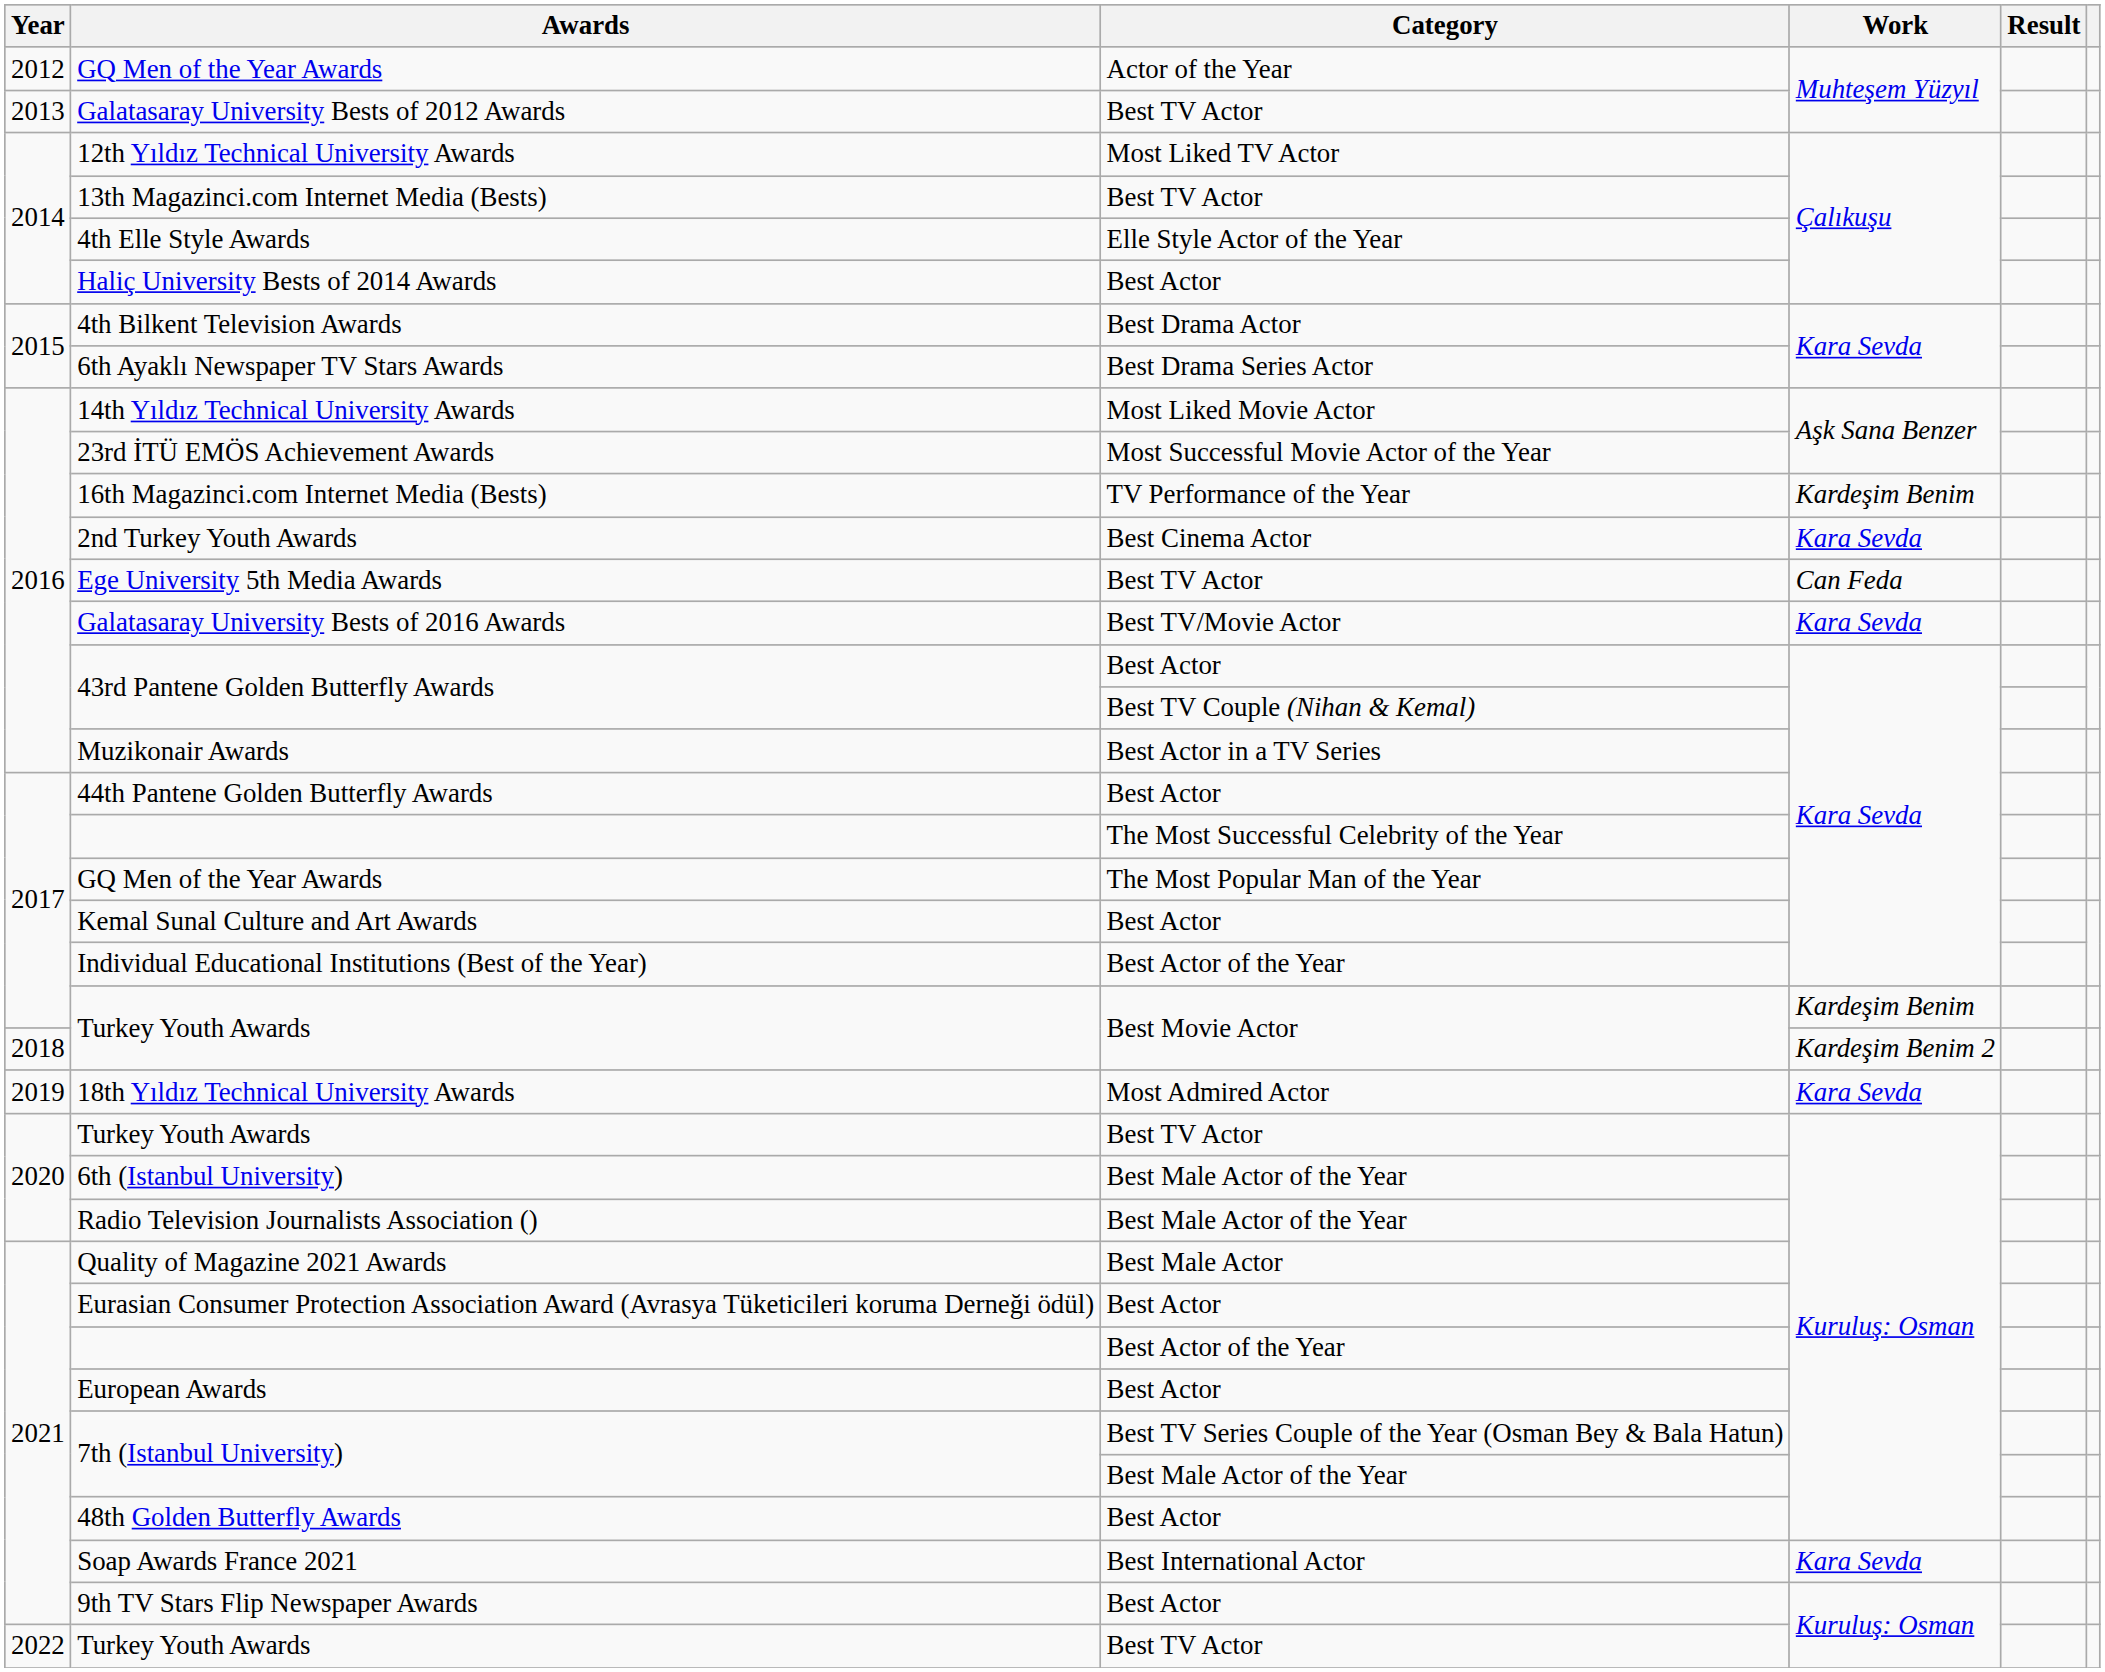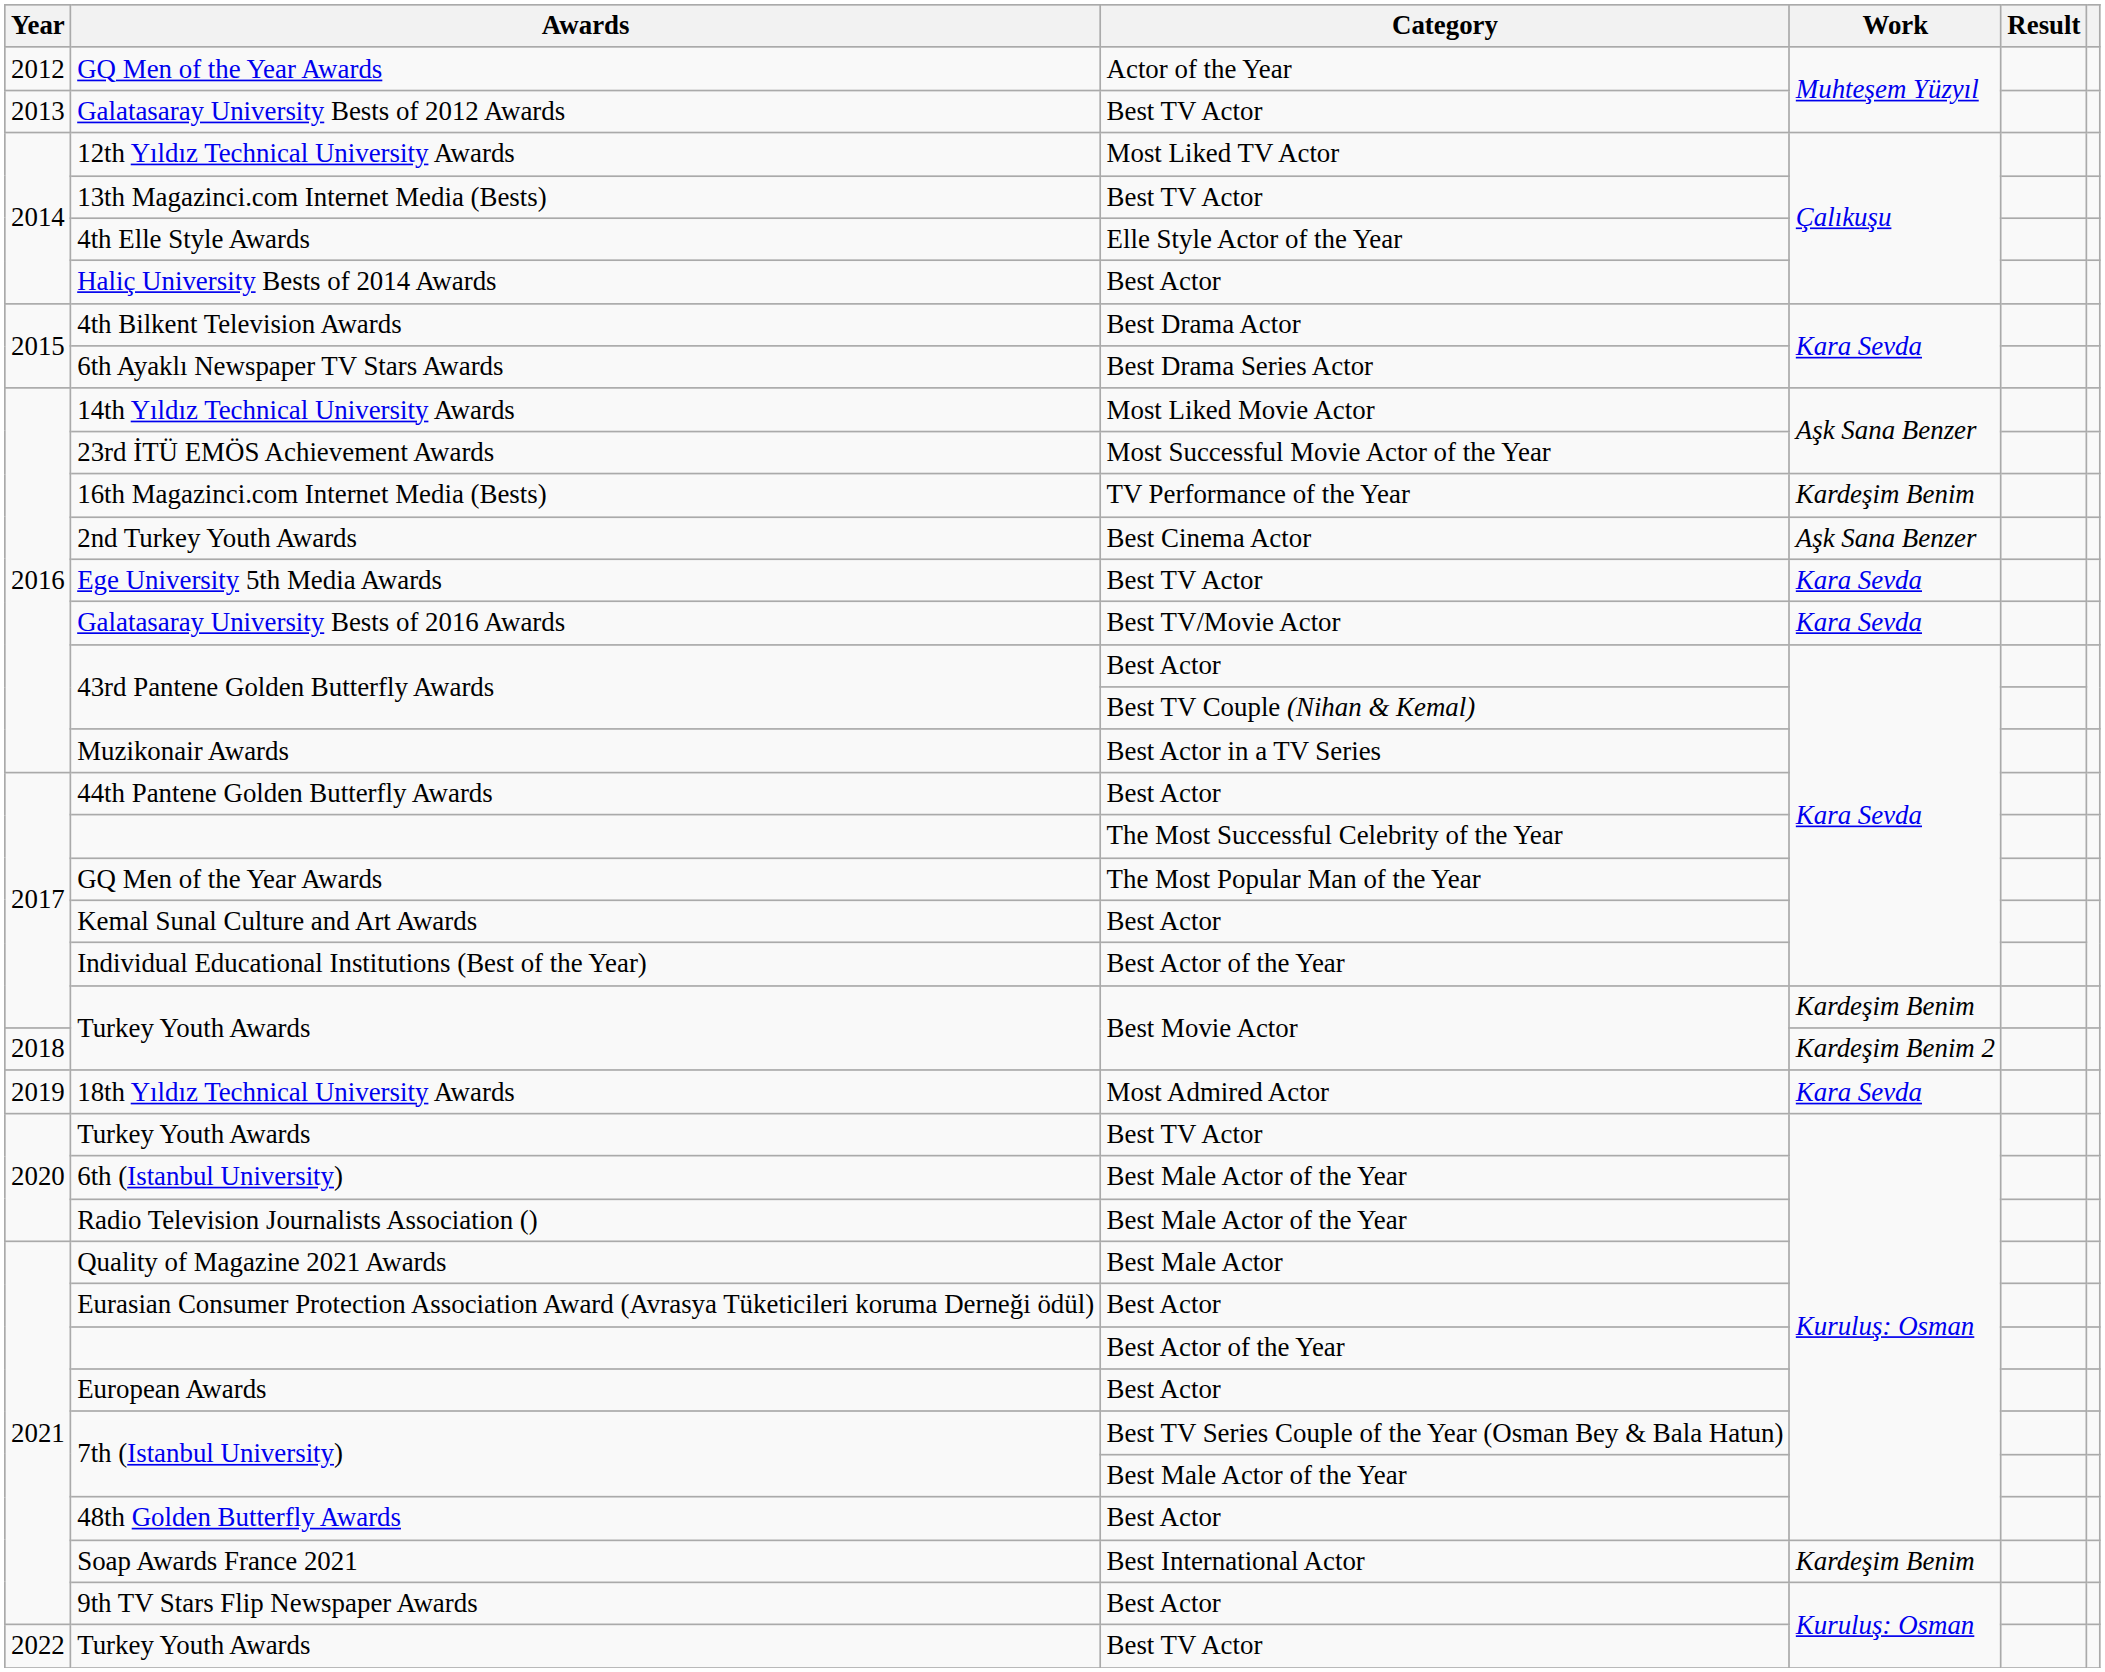(1859, 537) Kara Sevda -> (1886, 537) Aşk Sana Benzer
(1849, 580) Can Feda -> (1859, 580) Kara Sevda
(1859, 1560) Kara Sevda -> (1885, 1560) Kardeşim Benim
